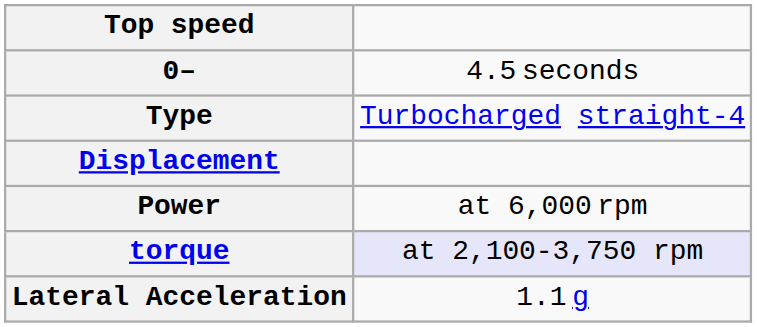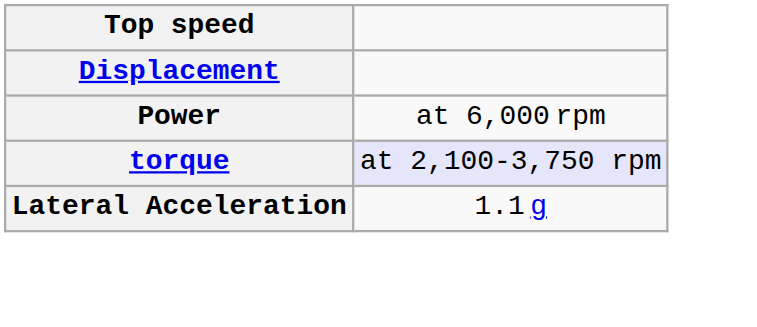- row: (179, 73)
- row: (179, 118)
